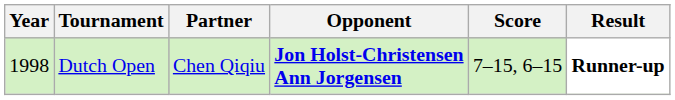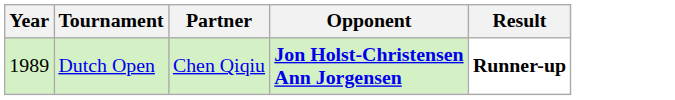- column: (518, 21)
(29, 65) 1998 -> (29, 65) 1989
